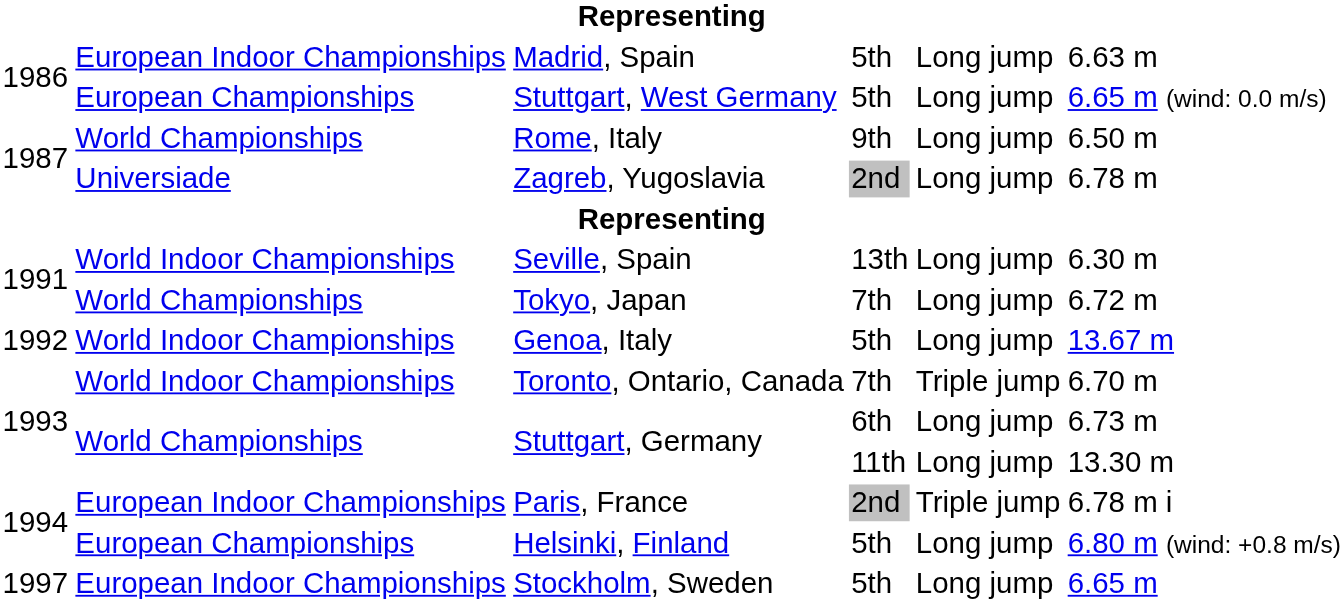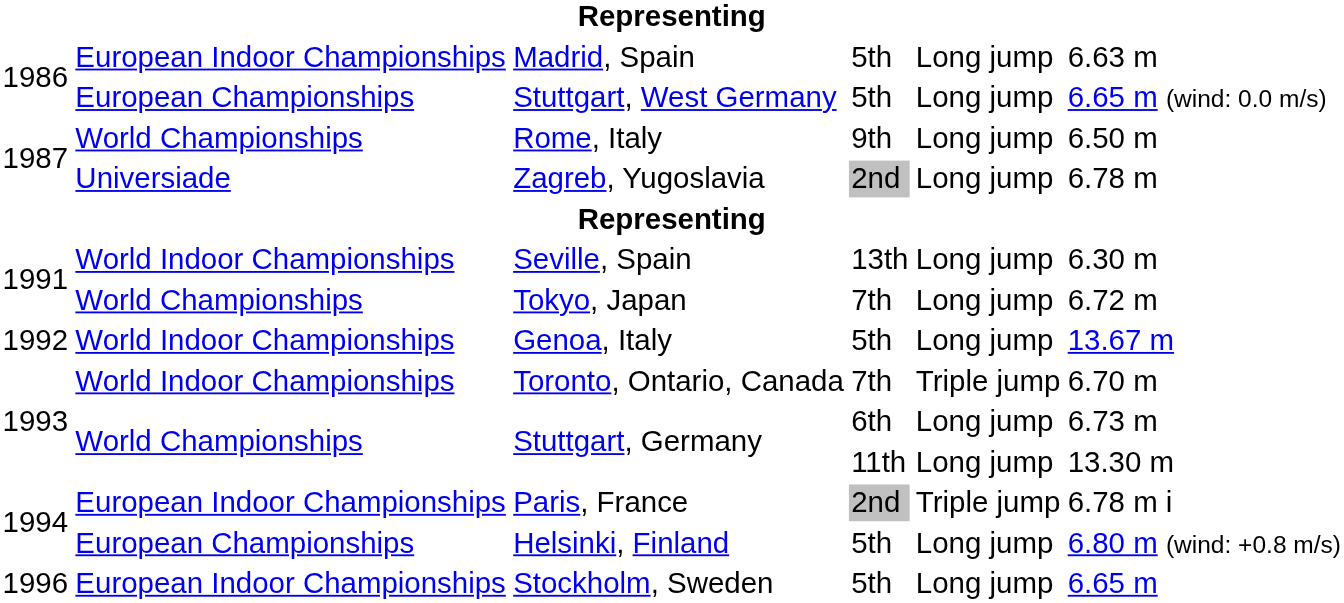(35, 583) 1997 -> (35, 583) 1996
